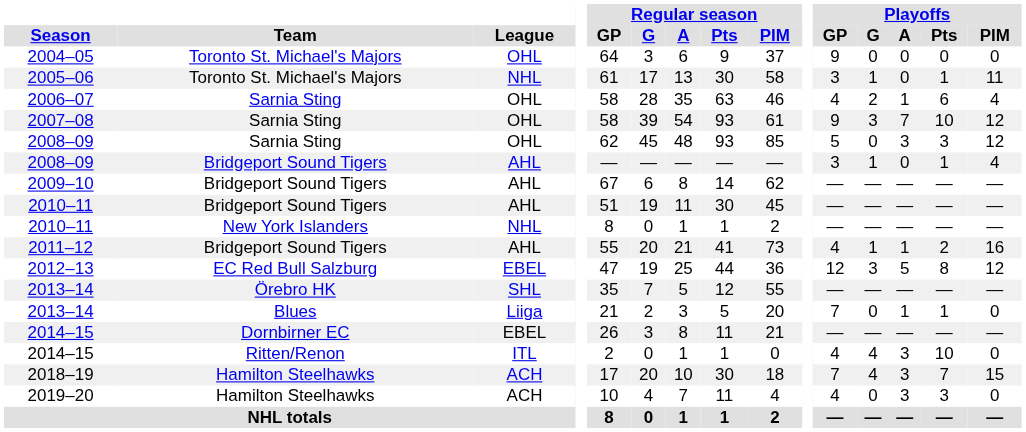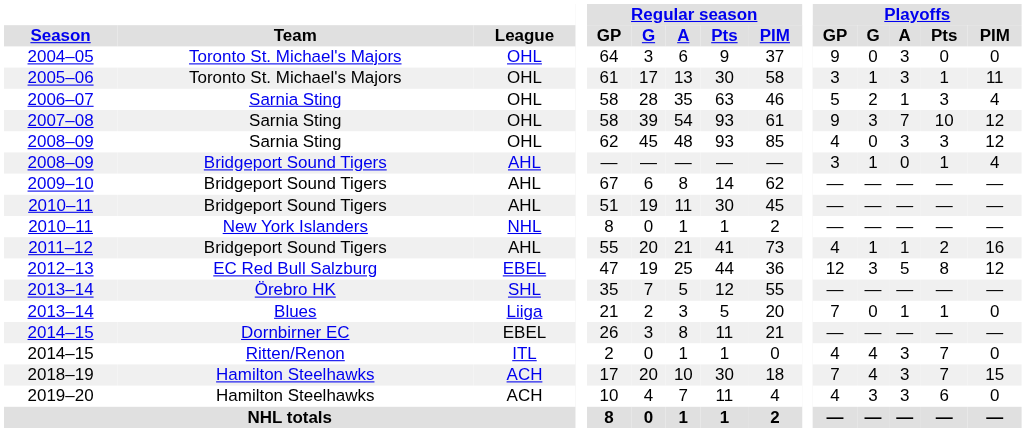(905, 56) 0 -> (905, 56) 3
(524, 78) NHL -> (524, 78) OHL
(905, 78) 0 -> (905, 78) 3
(835, 99) 4 -> (835, 99) 5
(944, 99) 6 -> (944, 99) 3
(835, 141) 5 -> (835, 141) 4
(944, 353) 10 -> (944, 353) 7
(873, 396) 0 -> (873, 396) 3
(944, 396) 3 -> (944, 396) 6
